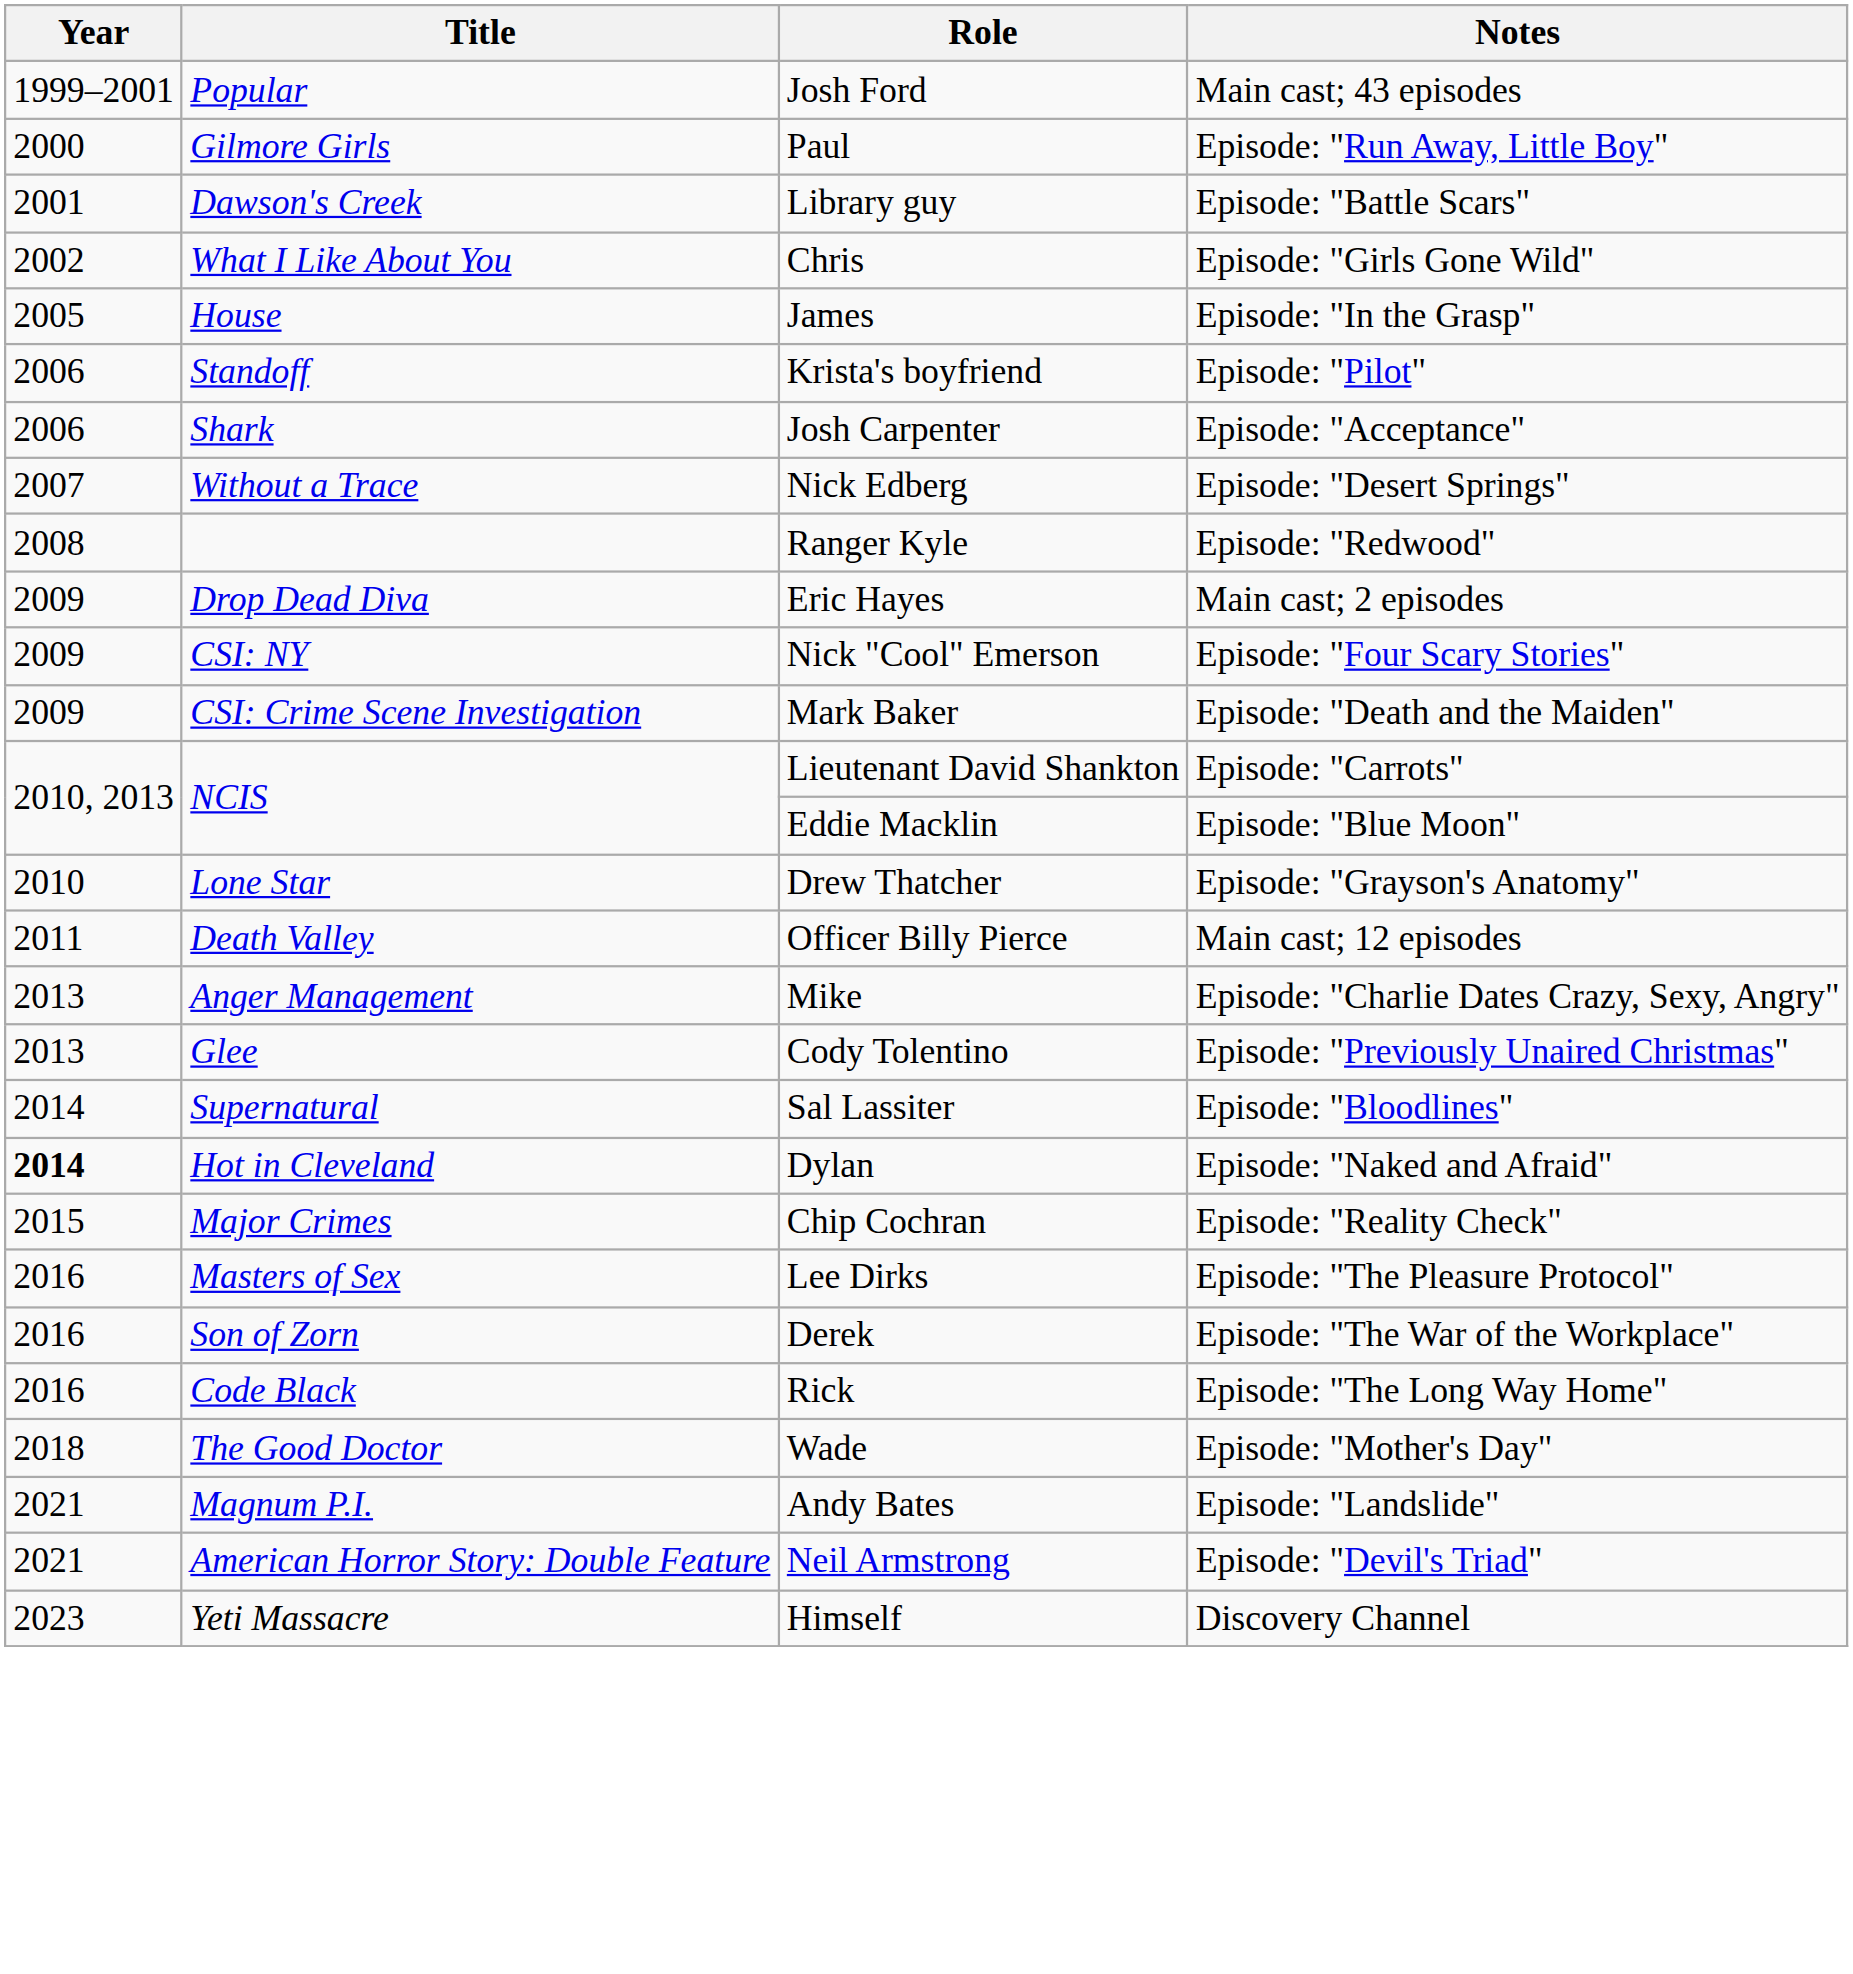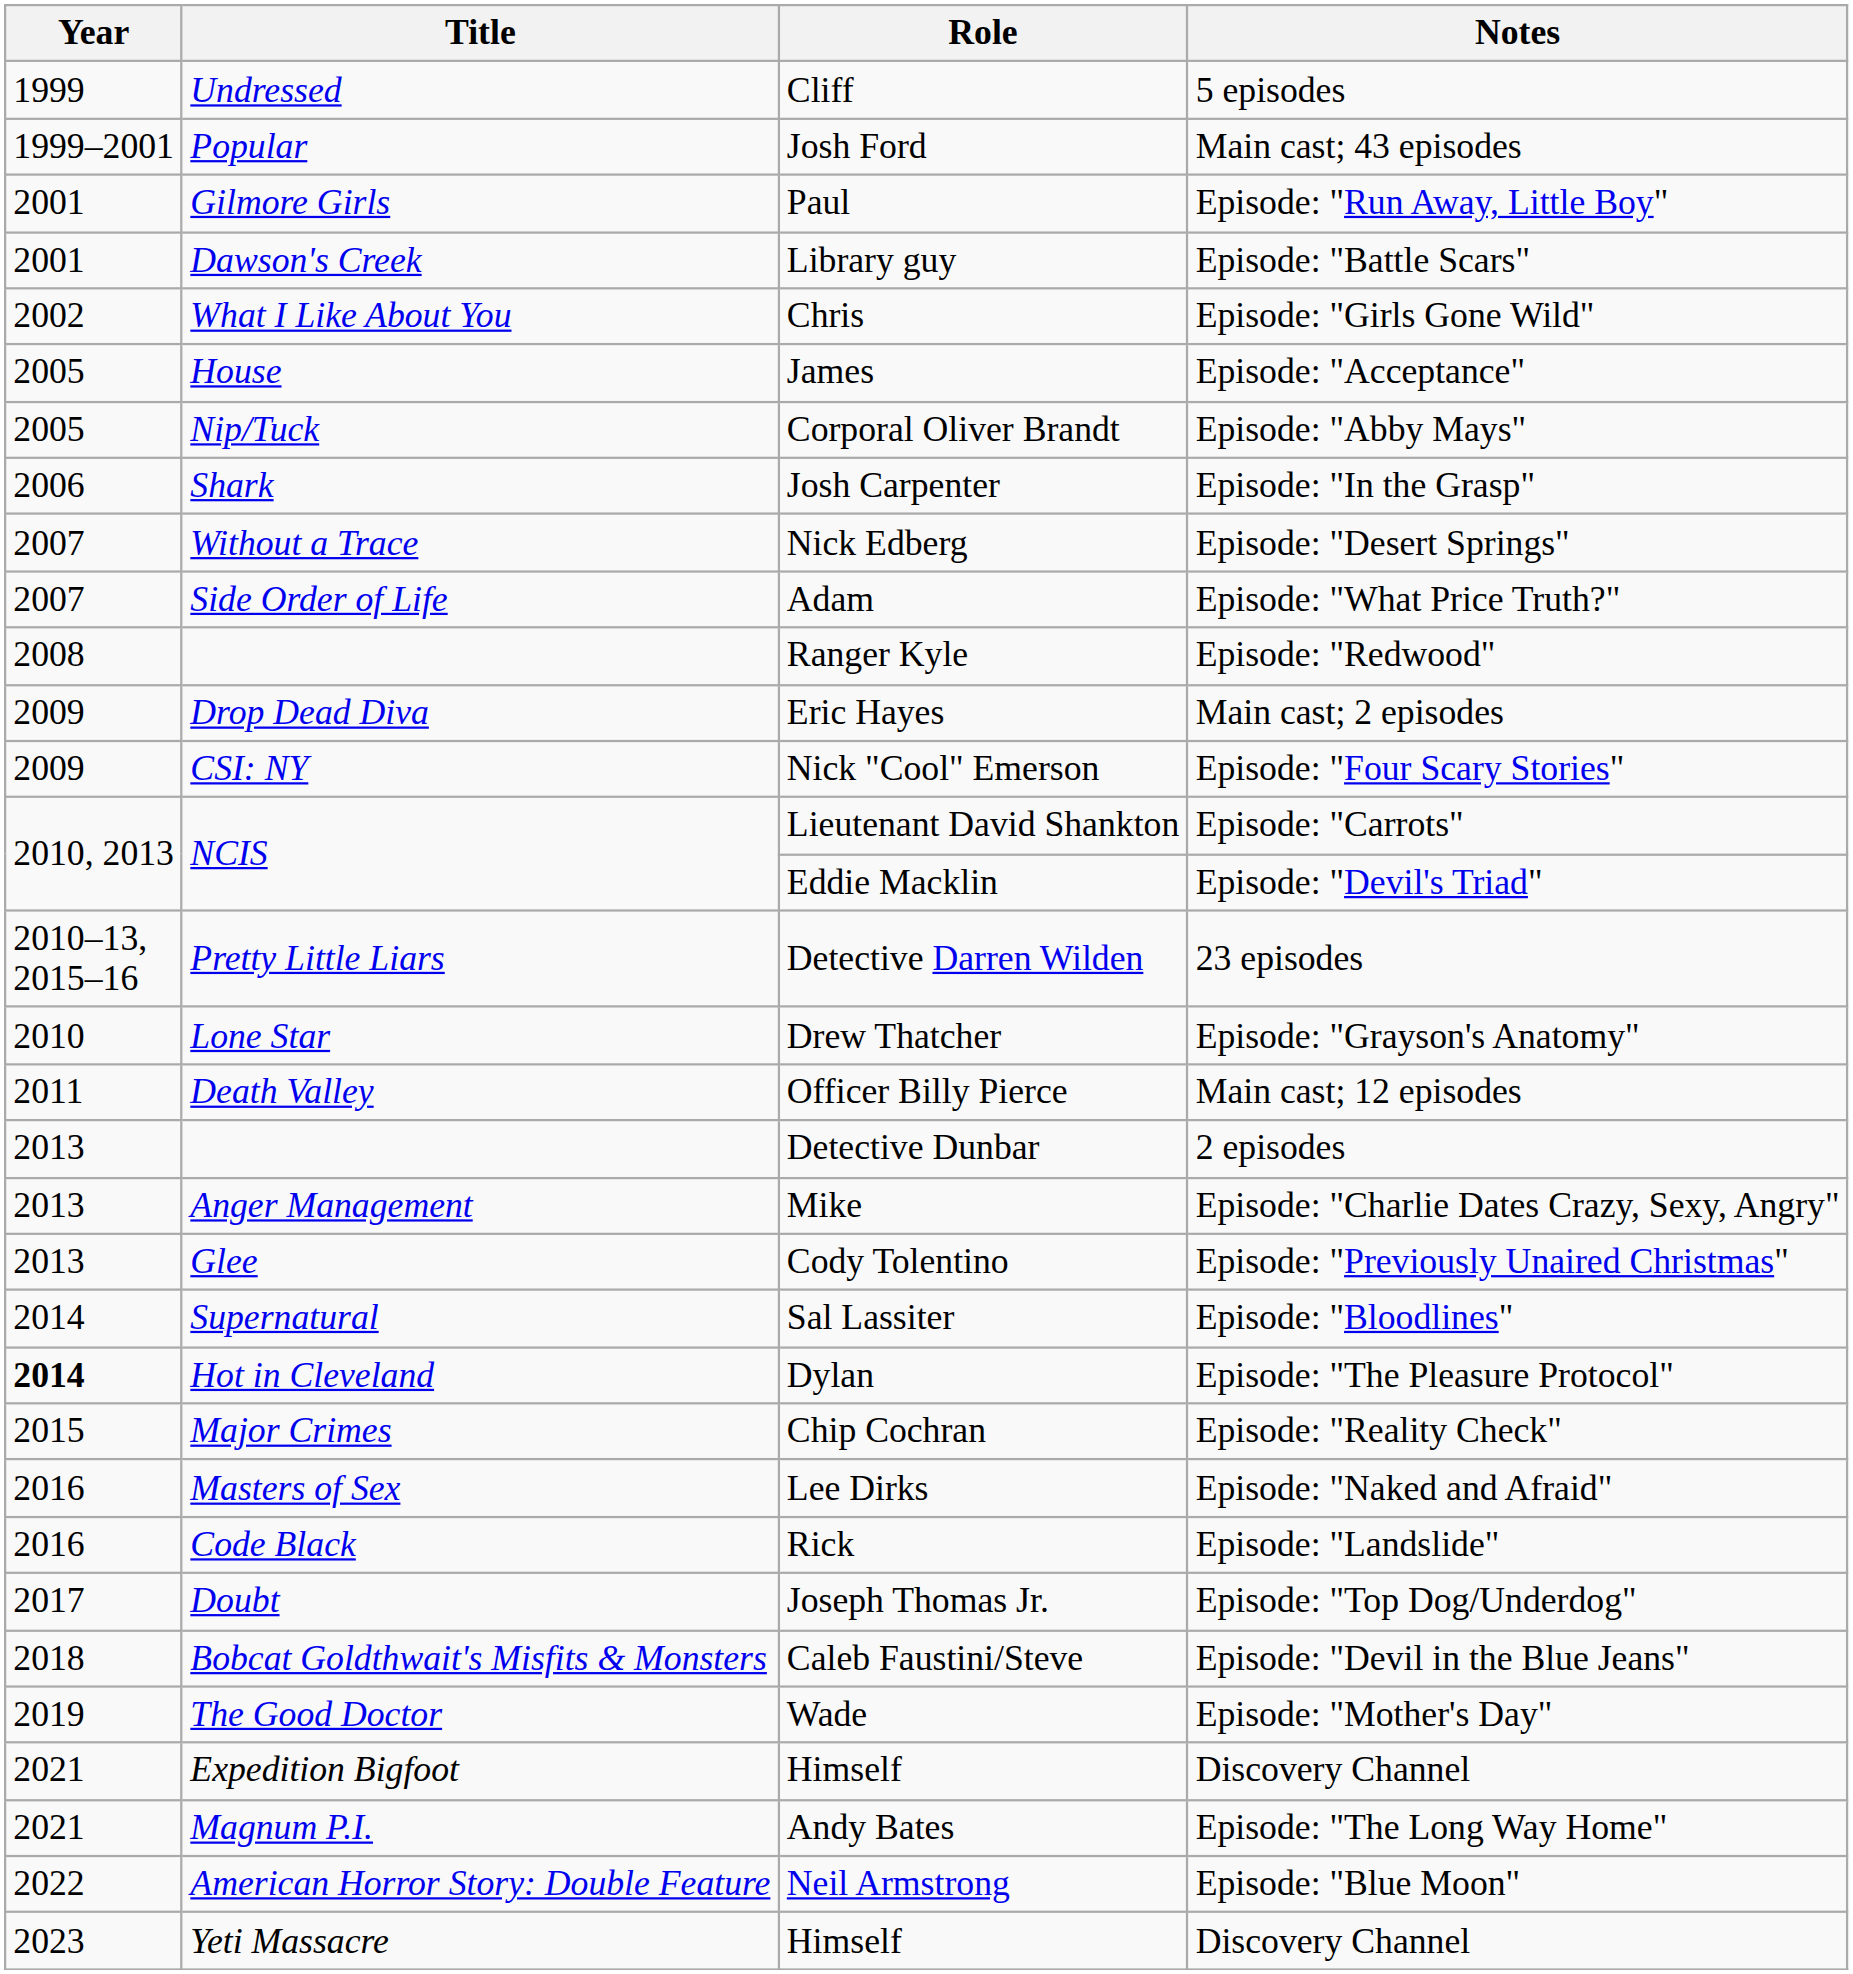+ row: (266, 89)
(49, 145) 2000 -> (49, 202) 2001
(1365, 315) Episode: "In the Grasp" -> (1360, 372) Episode: "Acceptance"
+ row: (255, 428)
- row: (250, 372)
(1360, 428) Episode: "Acceptance" -> (1365, 485) Episode: "In the Grasp"
+ row: (319, 598)
- row: (416, 711)
(1358, 825) Episode: "Blue Moon" -> (1369, 881) Episode: "Devil's Triad"
+ row: (318, 958)
+ row: (480, 1149)
(1404, 1164) Episode: "Naked and Afraid" -> (1435, 1374) Episode: "The Pleasure Protocol"
(1435, 1277) Episode: "The Pleasure Protocol" -> (1404, 1487) Episode: "Naked and Afraid"
- row: (275, 1334)
(1431, 1390) Episode: "The Long Way Home" -> (1348, 1544) Episode: "Landslide"
+ row: (235, 1600)
+ row: (479, 1657)
(49, 1447) 2018 -> (49, 1713) 2019
+ row: (325, 1770)
(1348, 1504) Episode: "Landslide" -> (1431, 1827) Episode: "The Long Way Home"
(49, 1560) 2021 -> (49, 1883) 2022
(1369, 1560) Episode: "Devil's Triad" -> (1358, 1883) Episode: "Blue Moon"
